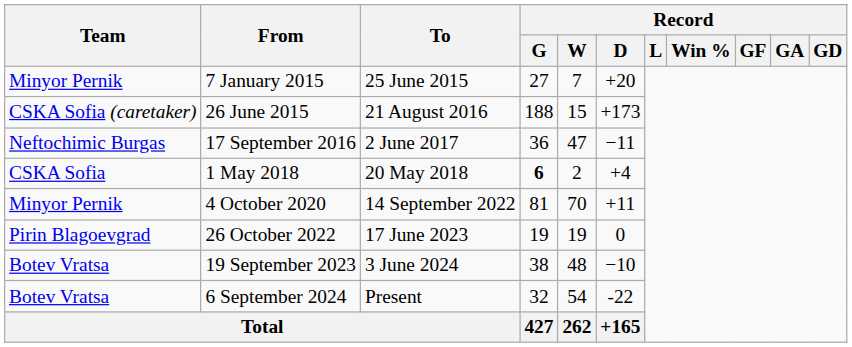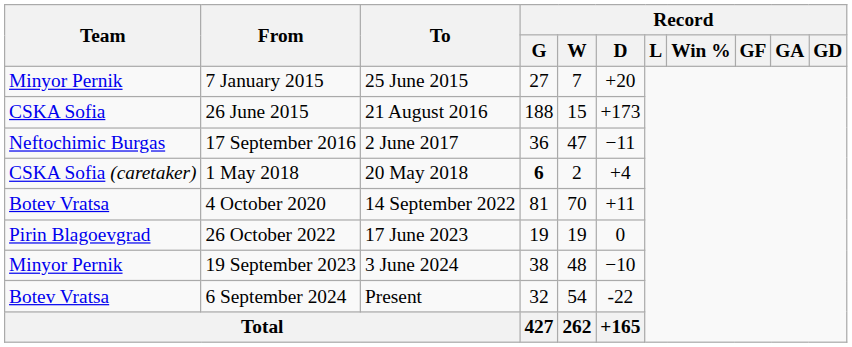(103, 111) CSKA Sofia (caretaker) -> (57, 111) CSKA Sofia
(57, 173) CSKA Sofia -> (103, 173) CSKA Sofia (caretaker)
(66, 204) Minyor Pernik -> (59, 204) Botev Vratsa
(59, 265) Botev Vratsa -> (66, 265) Minyor Pernik
